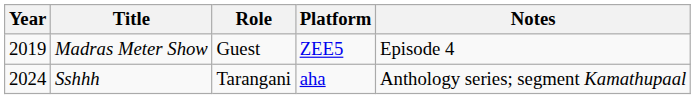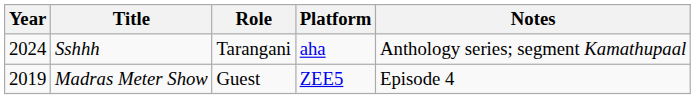rows swapped: (131, 49) <-> (77, 78)
